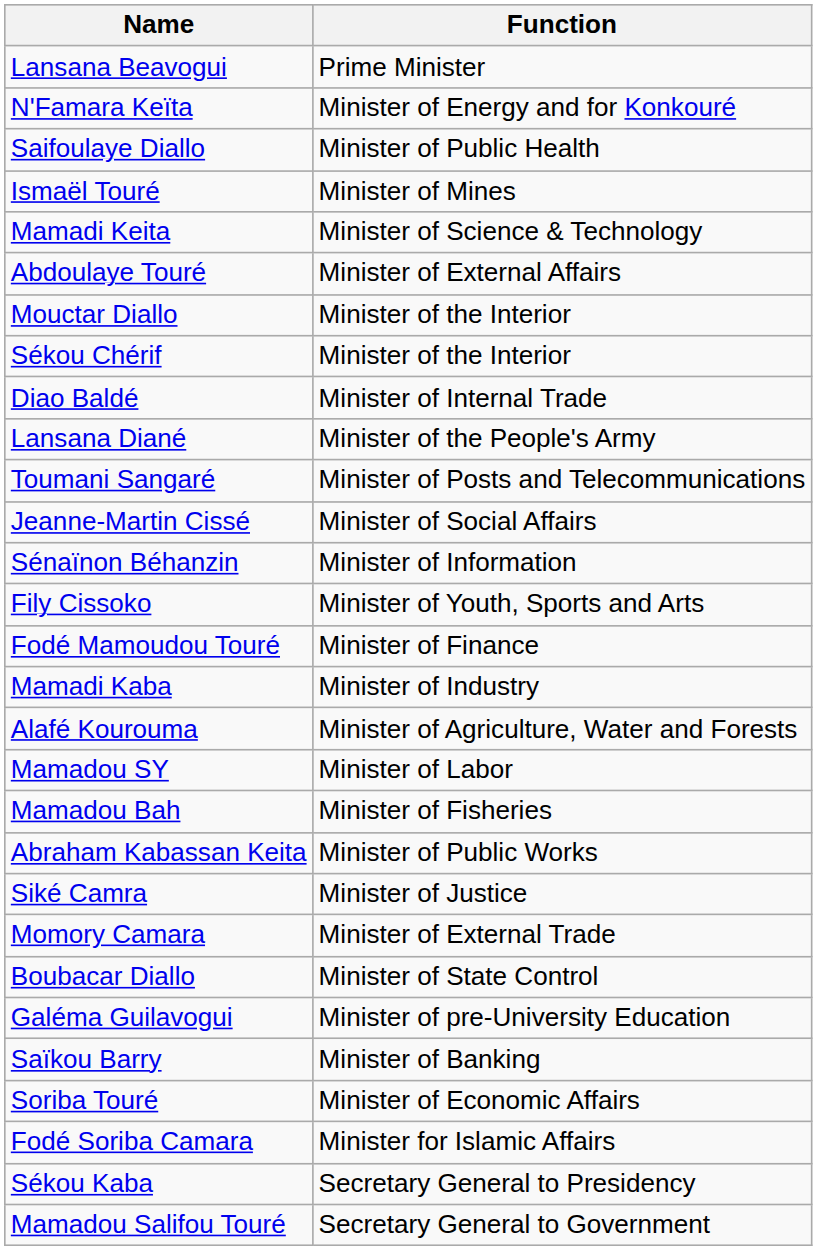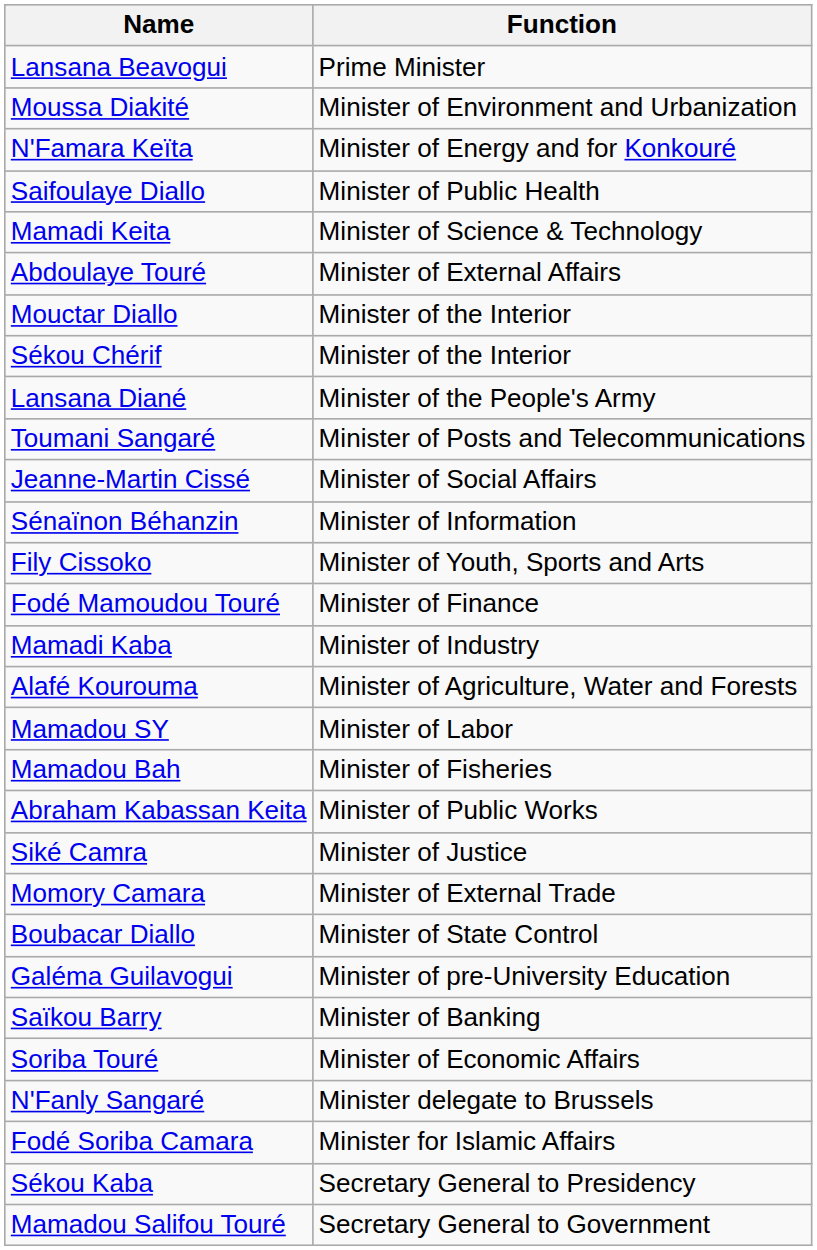+ row: (100, 107)
- row: (85, 190)
- row: (75, 397)
+ row: (108, 1100)
